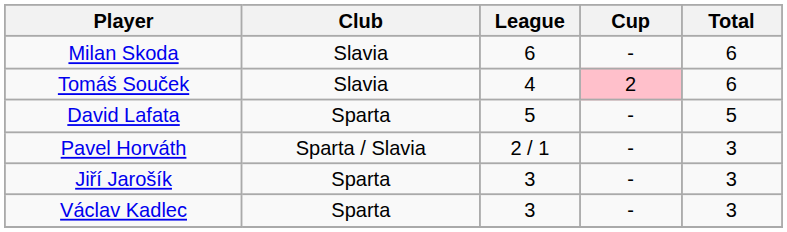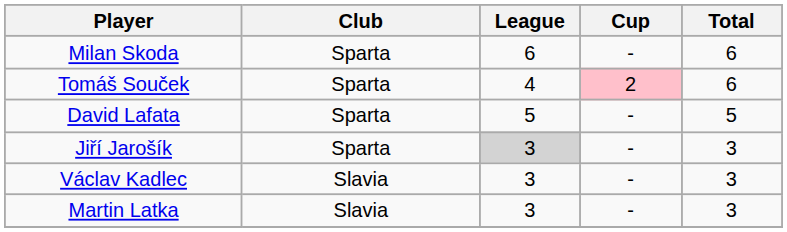(361, 52) Slavia -> (361, 52) Sparta
(361, 84) Slavia -> (361, 84) Sparta
- row: (124, 147)
(530, 179) no background -> (530, 147) lightgrey background
(361, 210) Sparta -> (361, 179) Slavia
+ row: (124, 210)
